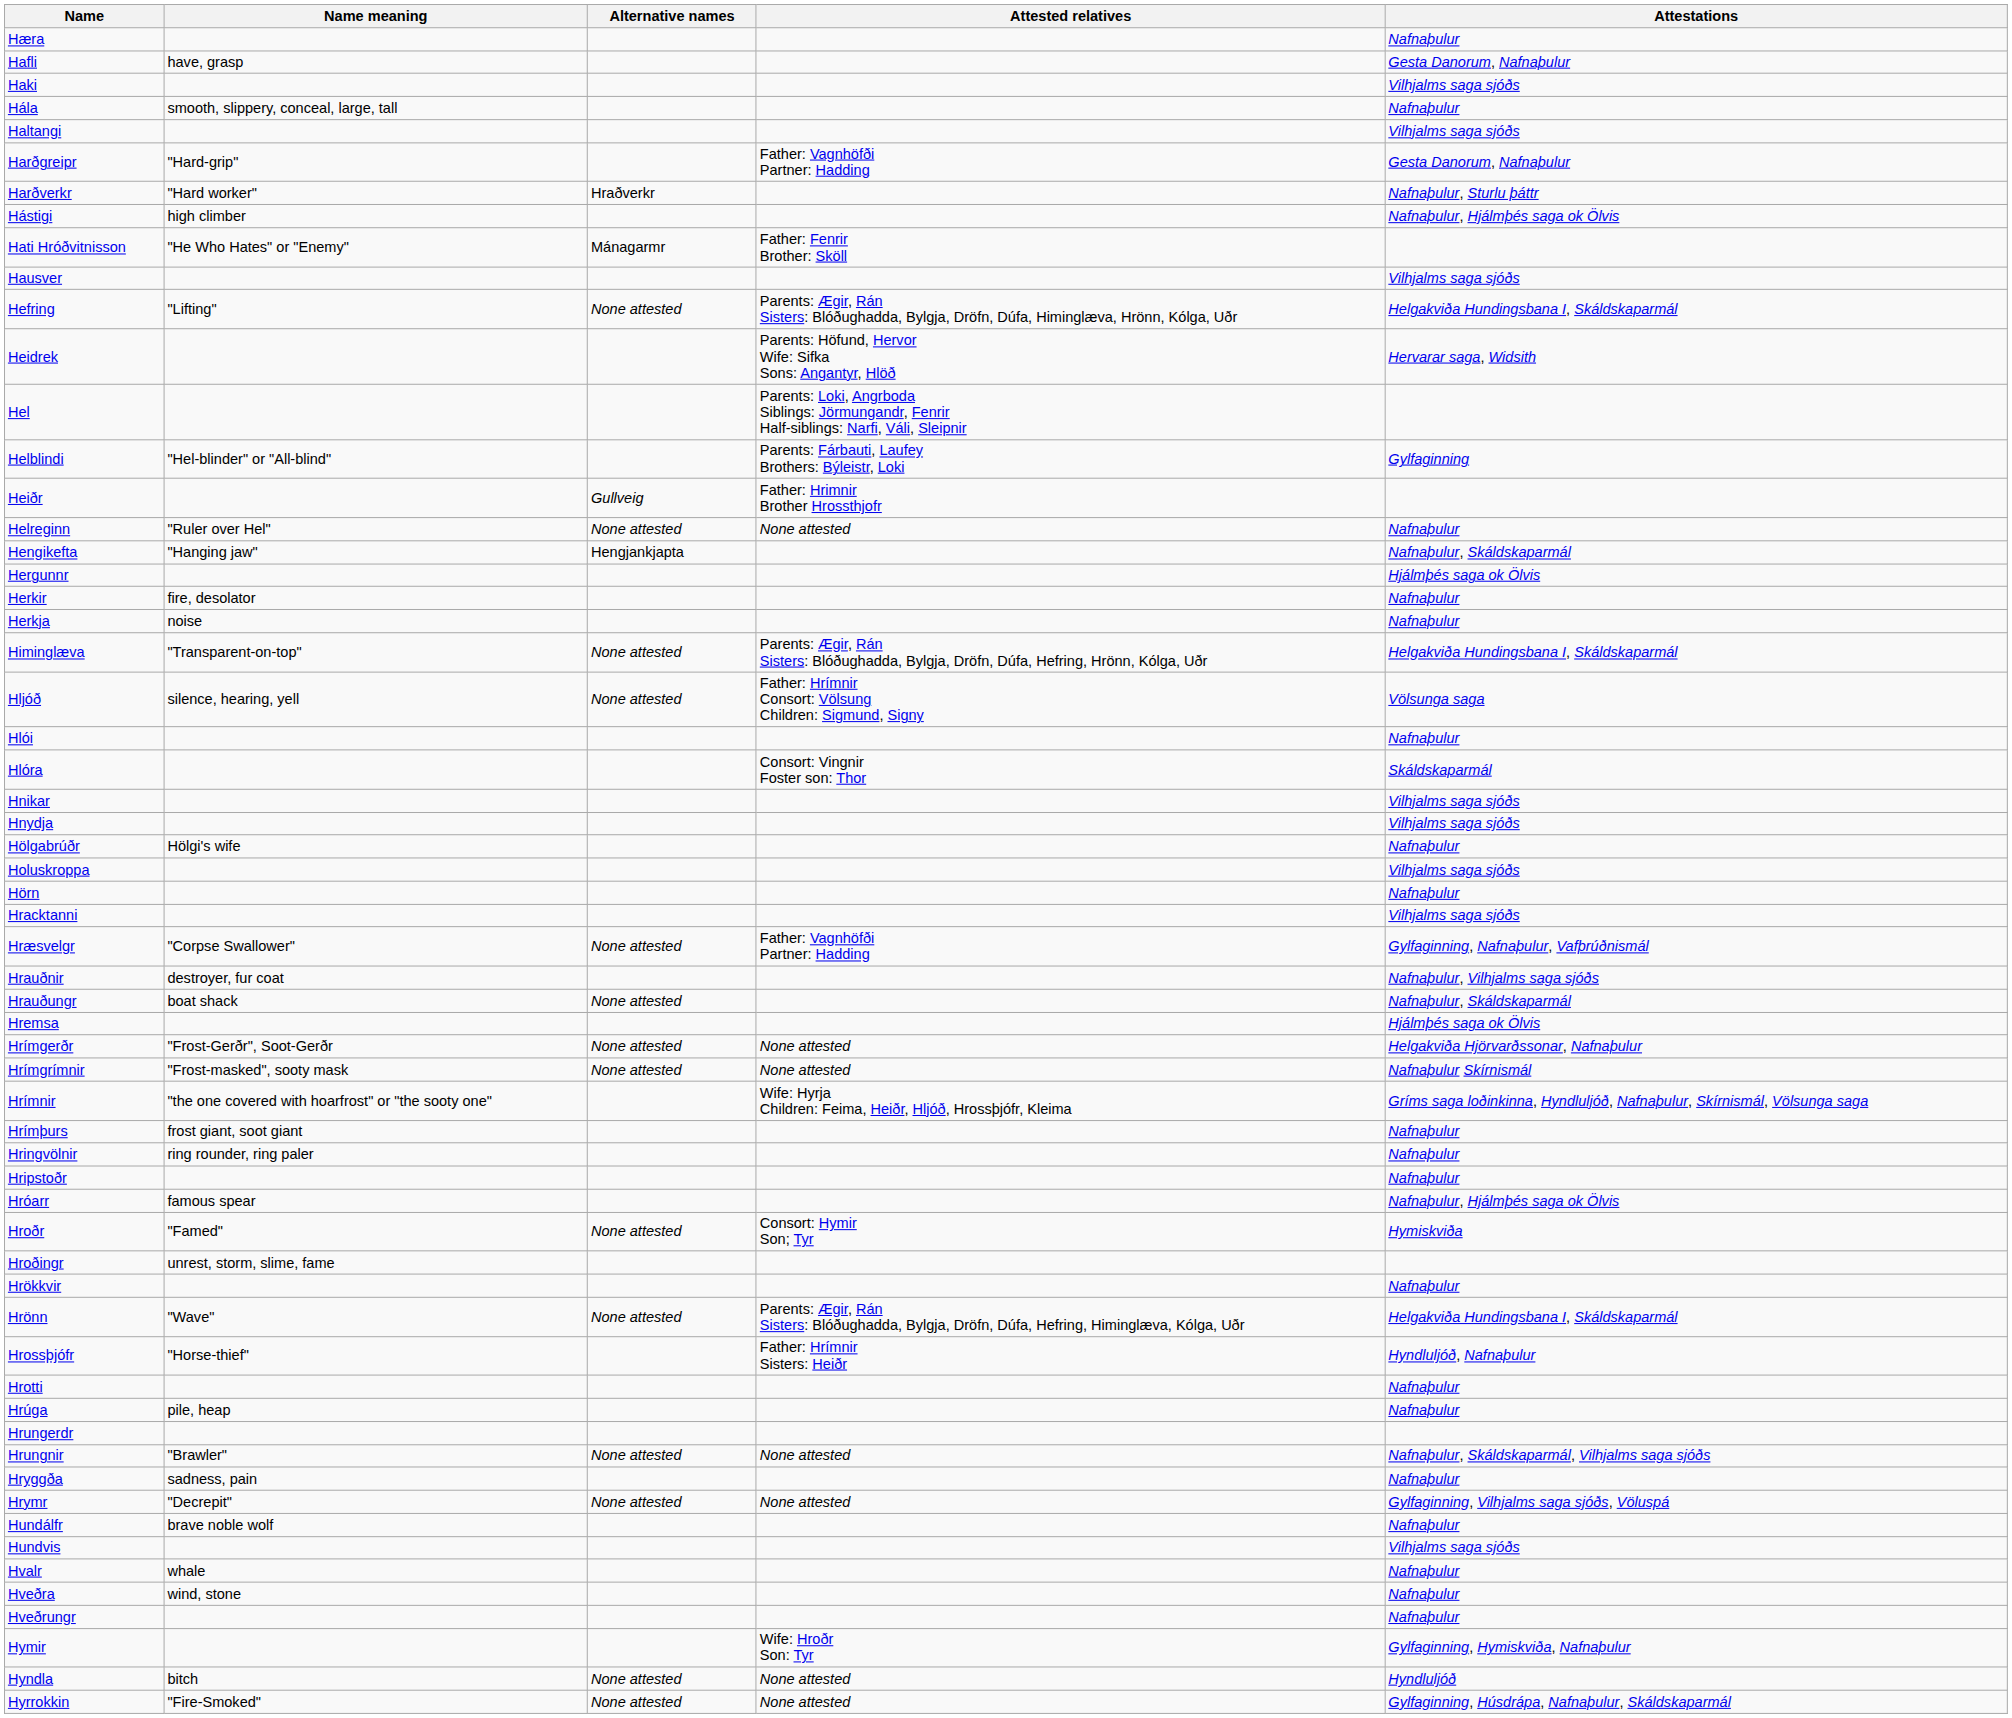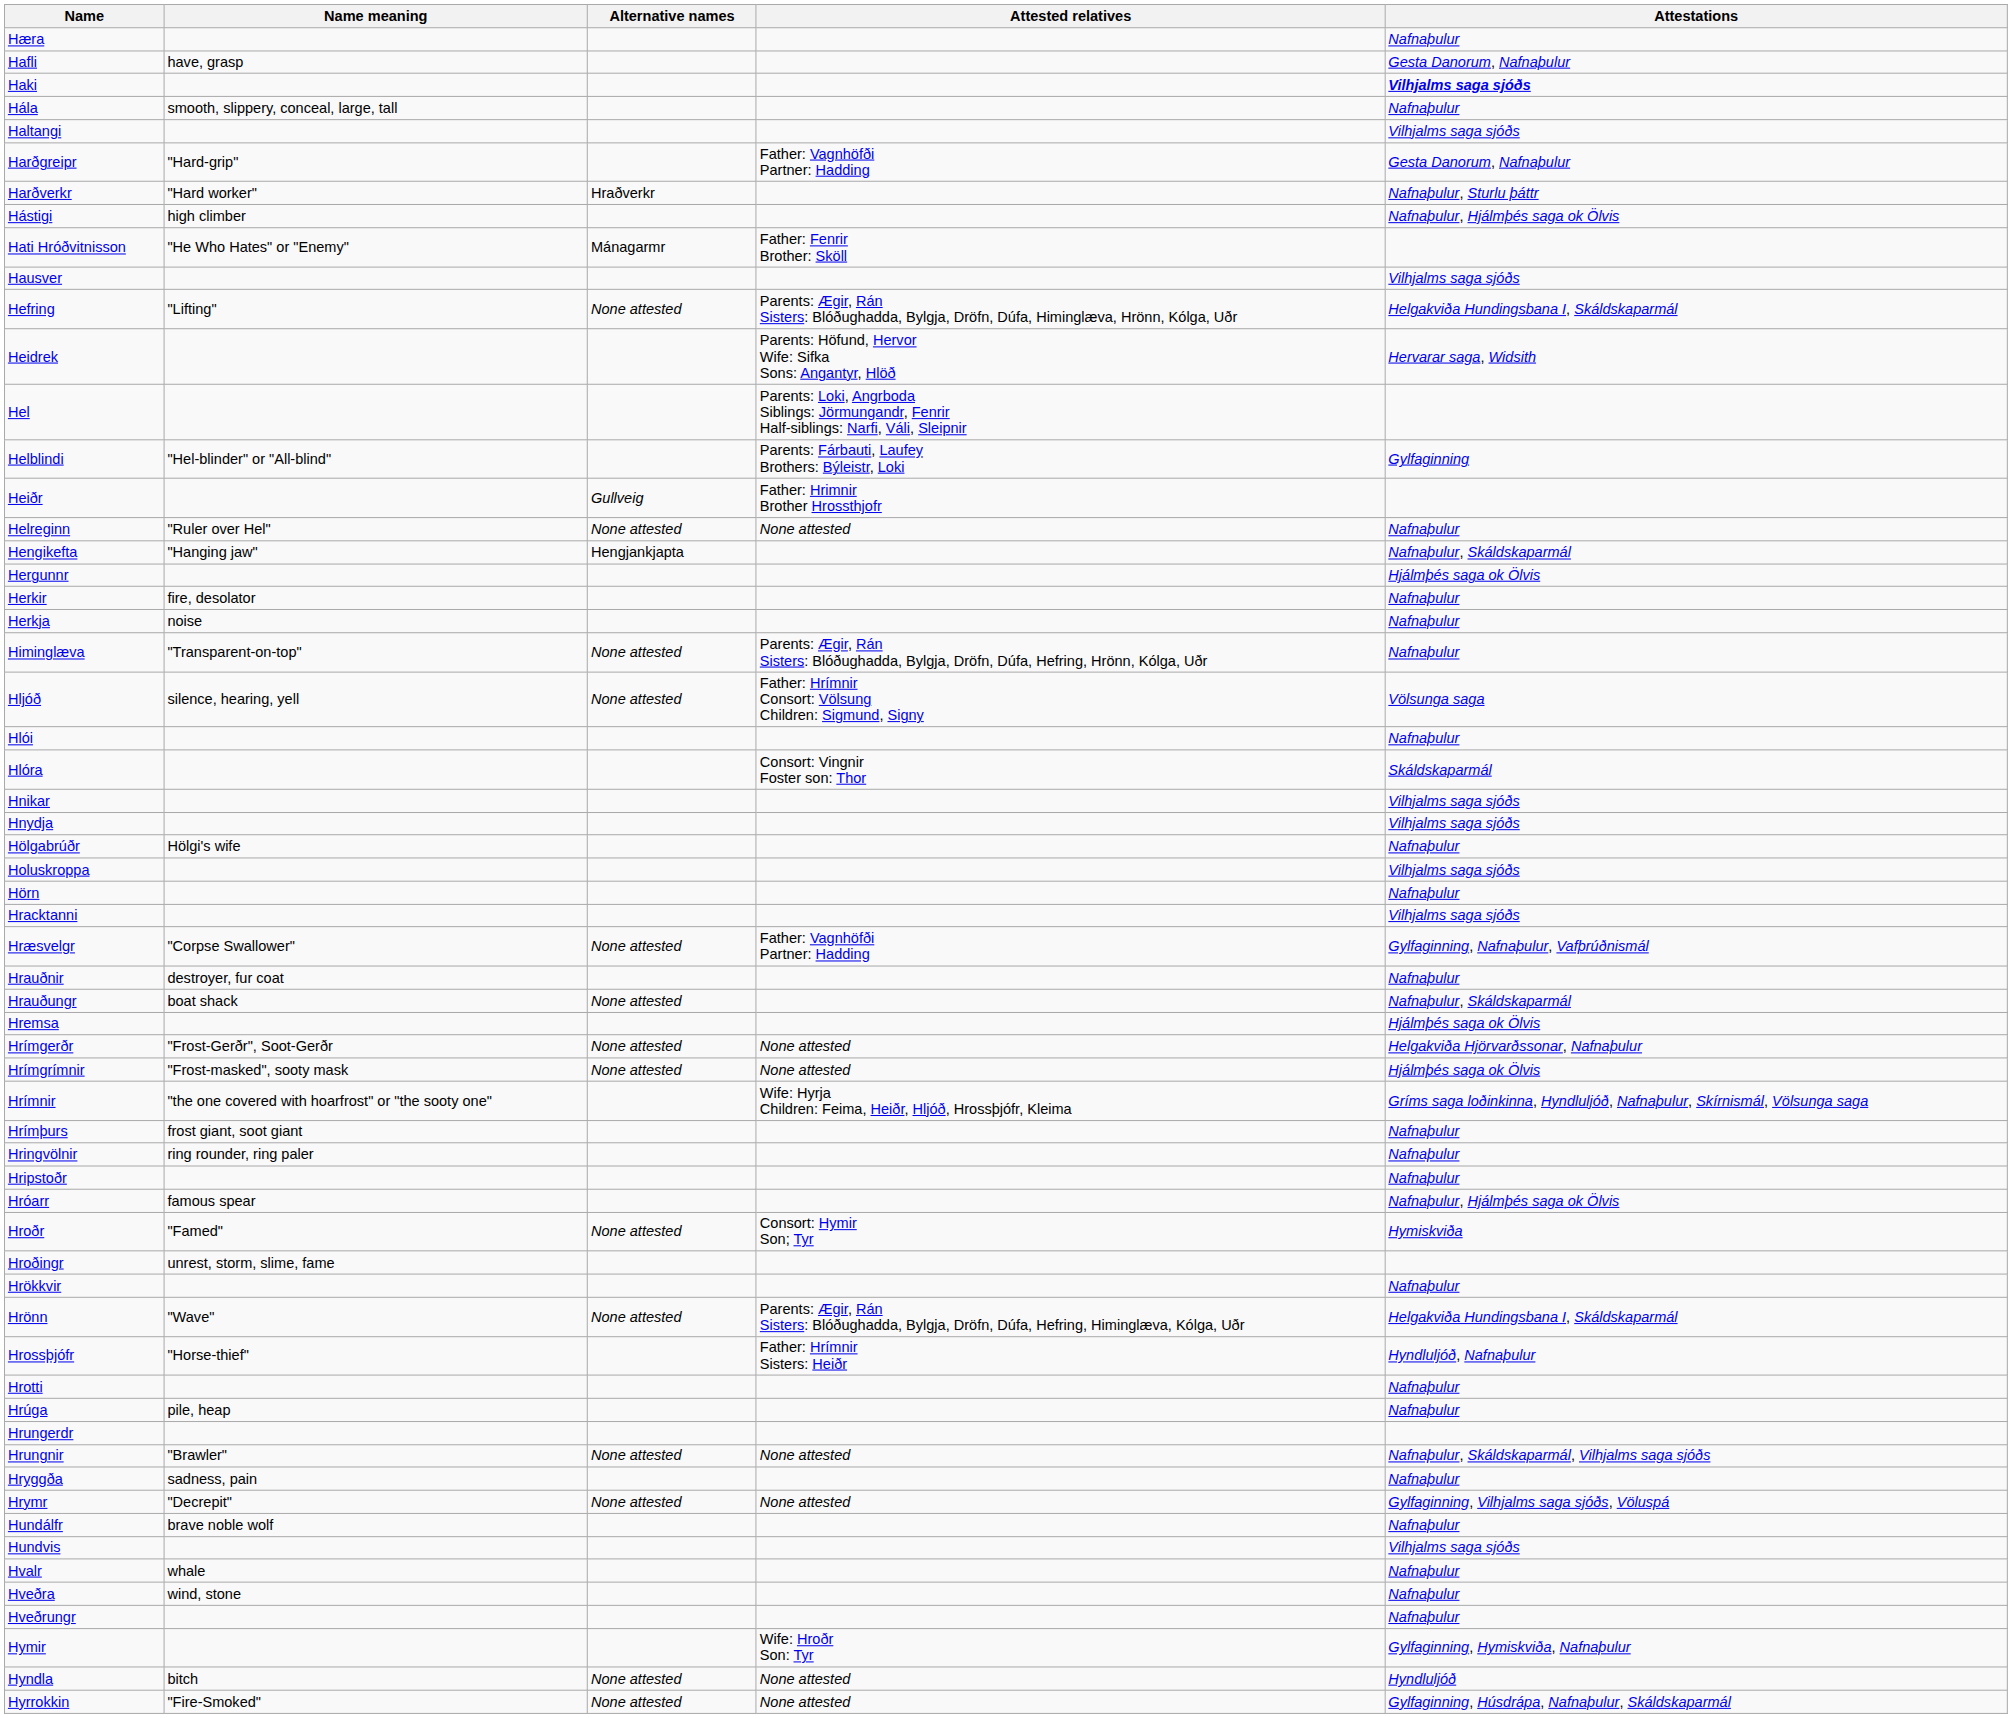(1454, 85) normal -> (1460, 85) bold
(1533, 652) Helgakviða Hundingsbana I, Skáldskaparmál -> (1424, 652) Nafnaþulur
(1494, 978) Nafnaþulur, Vilhjalms saga sjóðs -> (1424, 978) Nafnaþulur
(1460, 1070) Nafnaþulur Skírnismál -> (1464, 1070) Hjálmþés saga ok Ölvis
